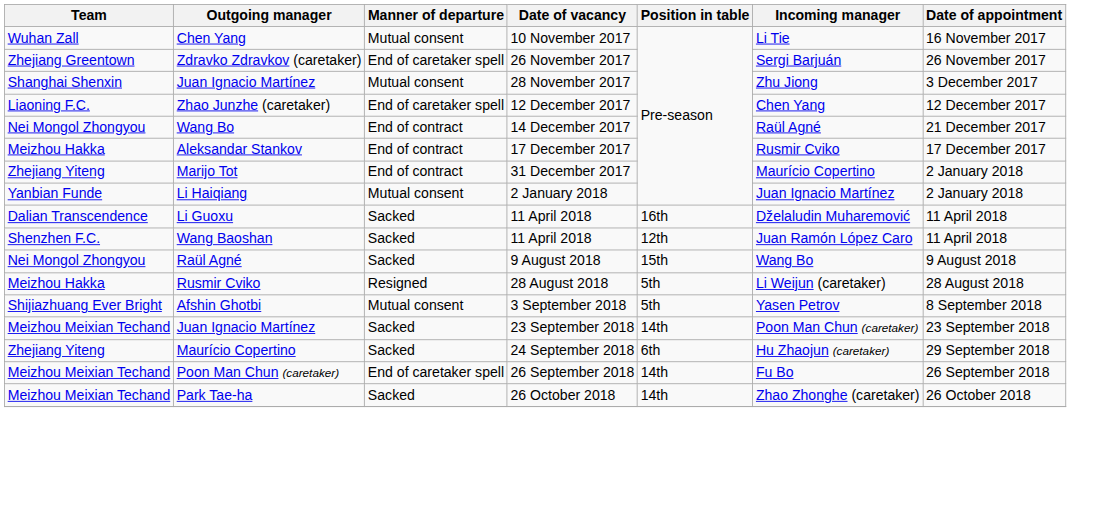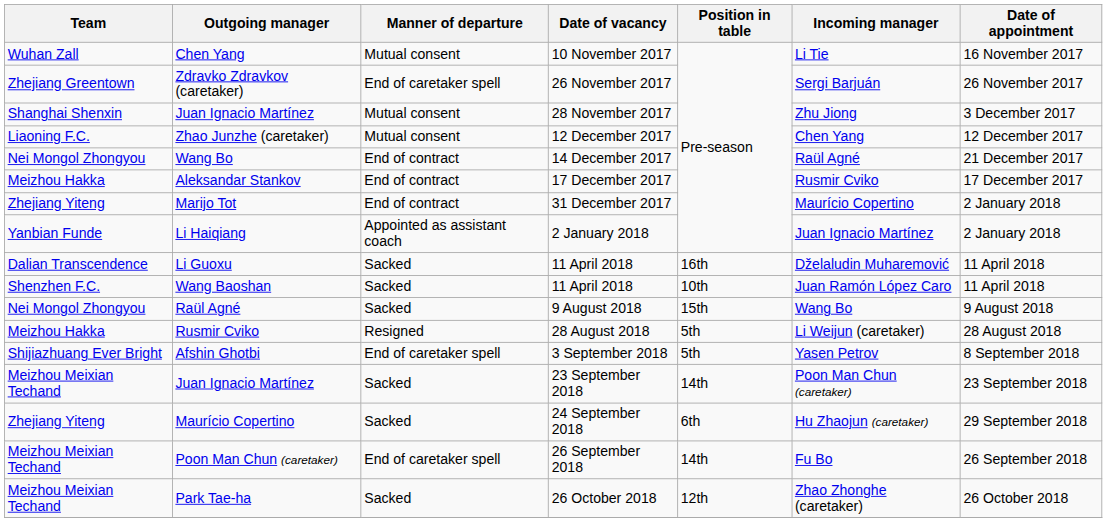(436, 104) End of caretaker spell -> (412, 136) Mutual consent
(416, 194) Mutual consent -> (435, 233) Appointed as assistant coach
(654, 238) 12th -> (694, 286) 10th
(416, 305) Mutual consent -> (432, 353) End of caretaker spell
(654, 395) 14th -> (694, 498) 12th
